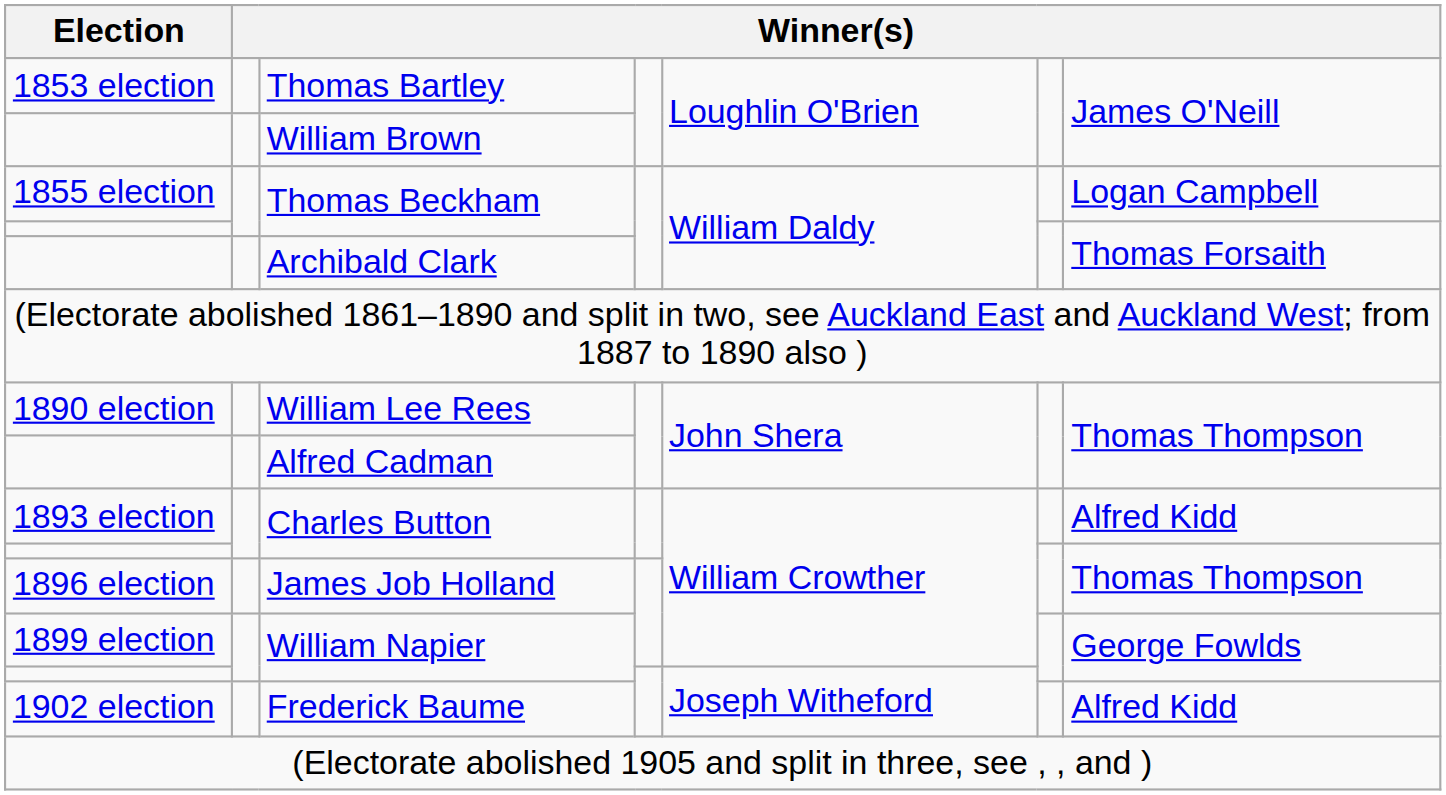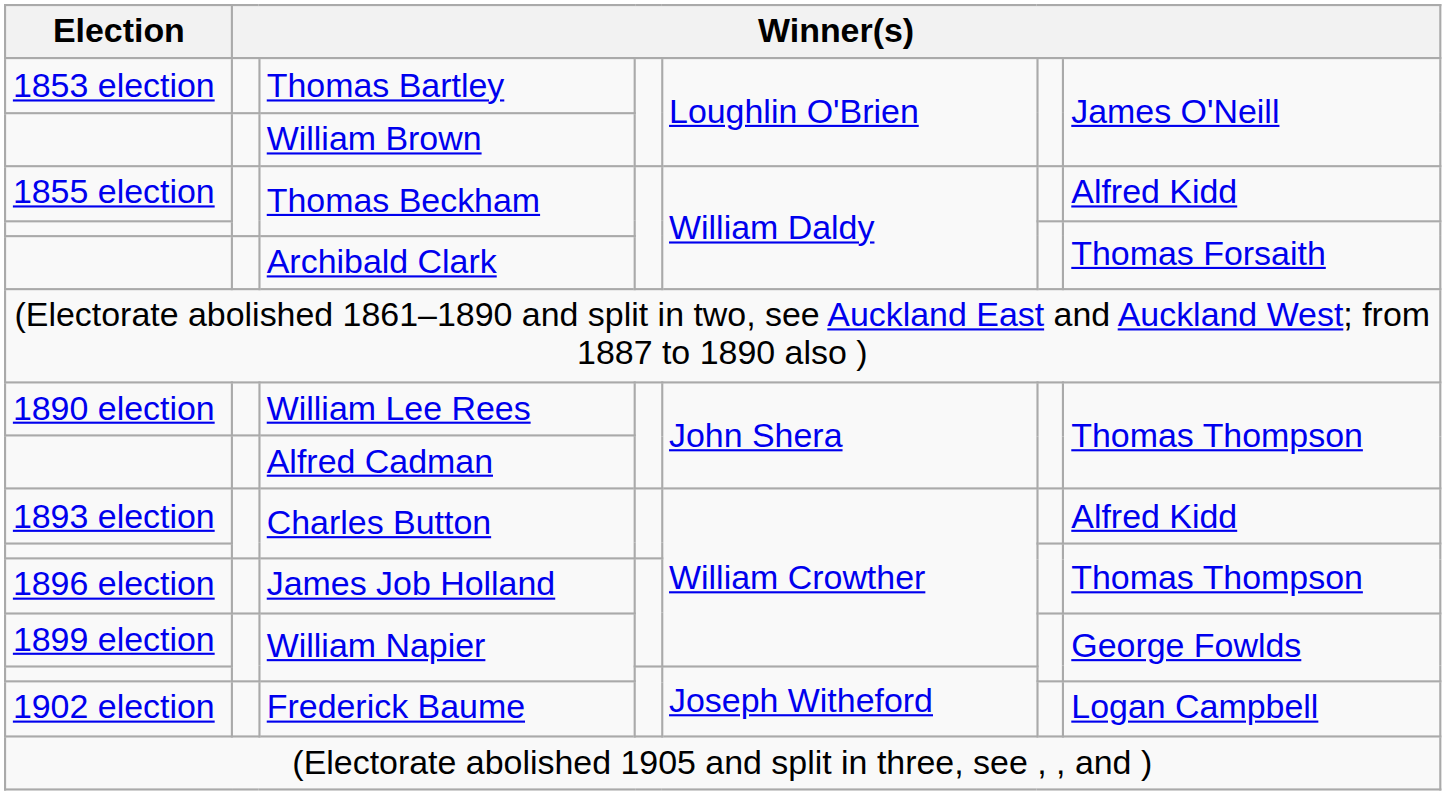(1195, 192) Logan Campbell -> (1154, 192) Alfred Kidd
(1154, 708) Alfred Kidd -> (1195, 708) Logan Campbell
